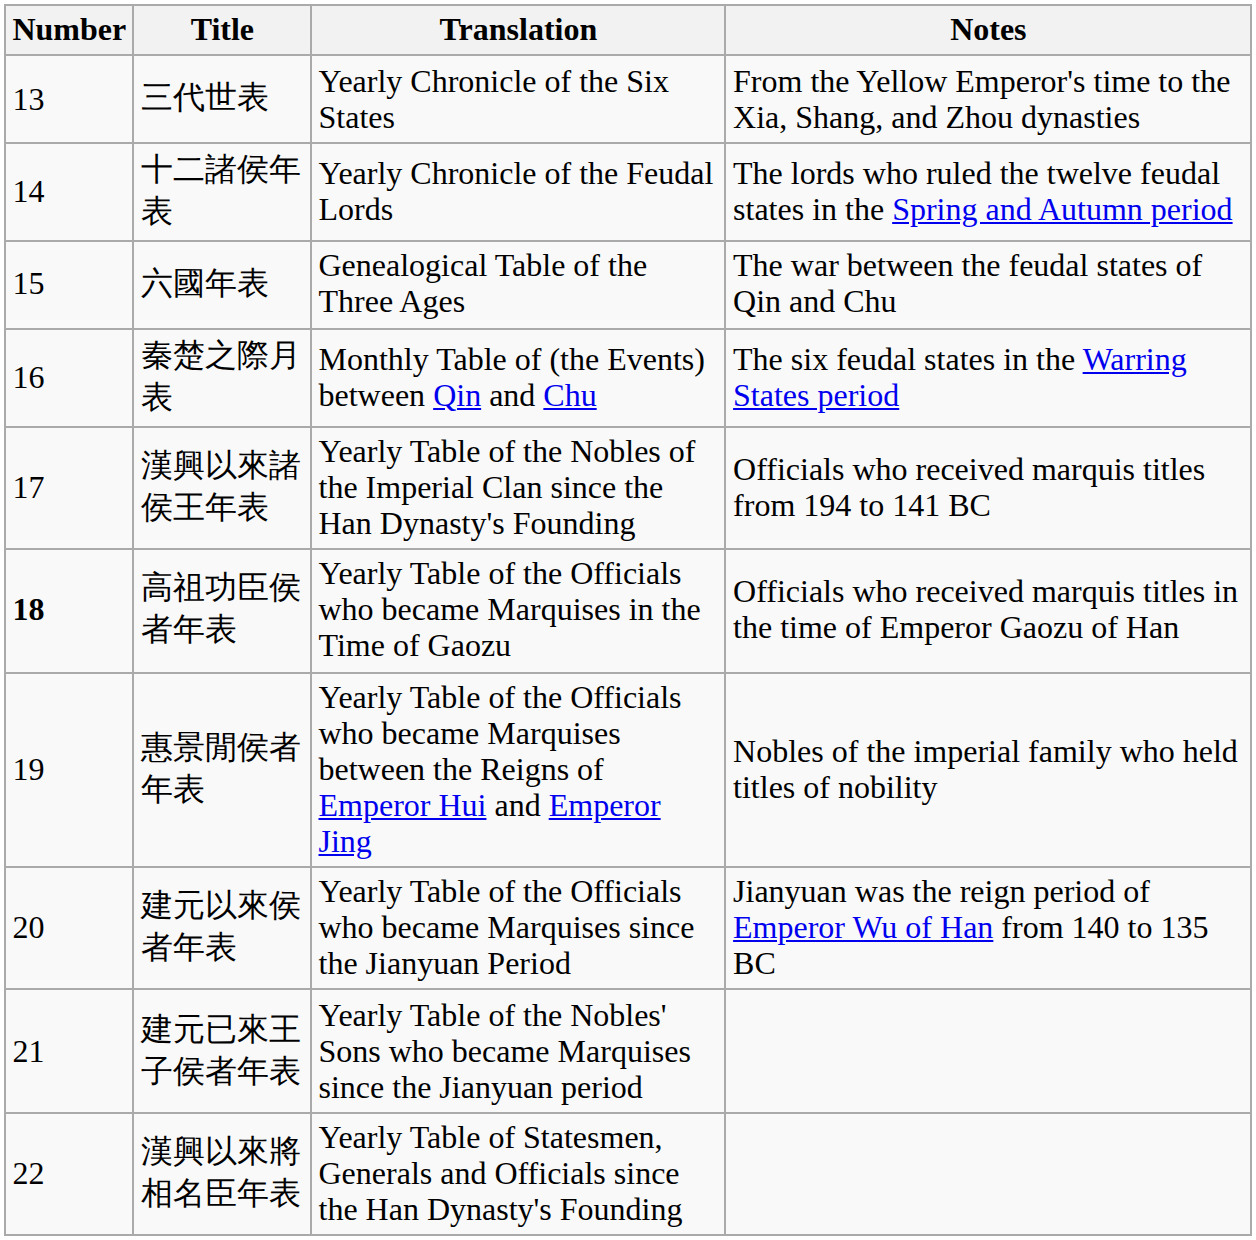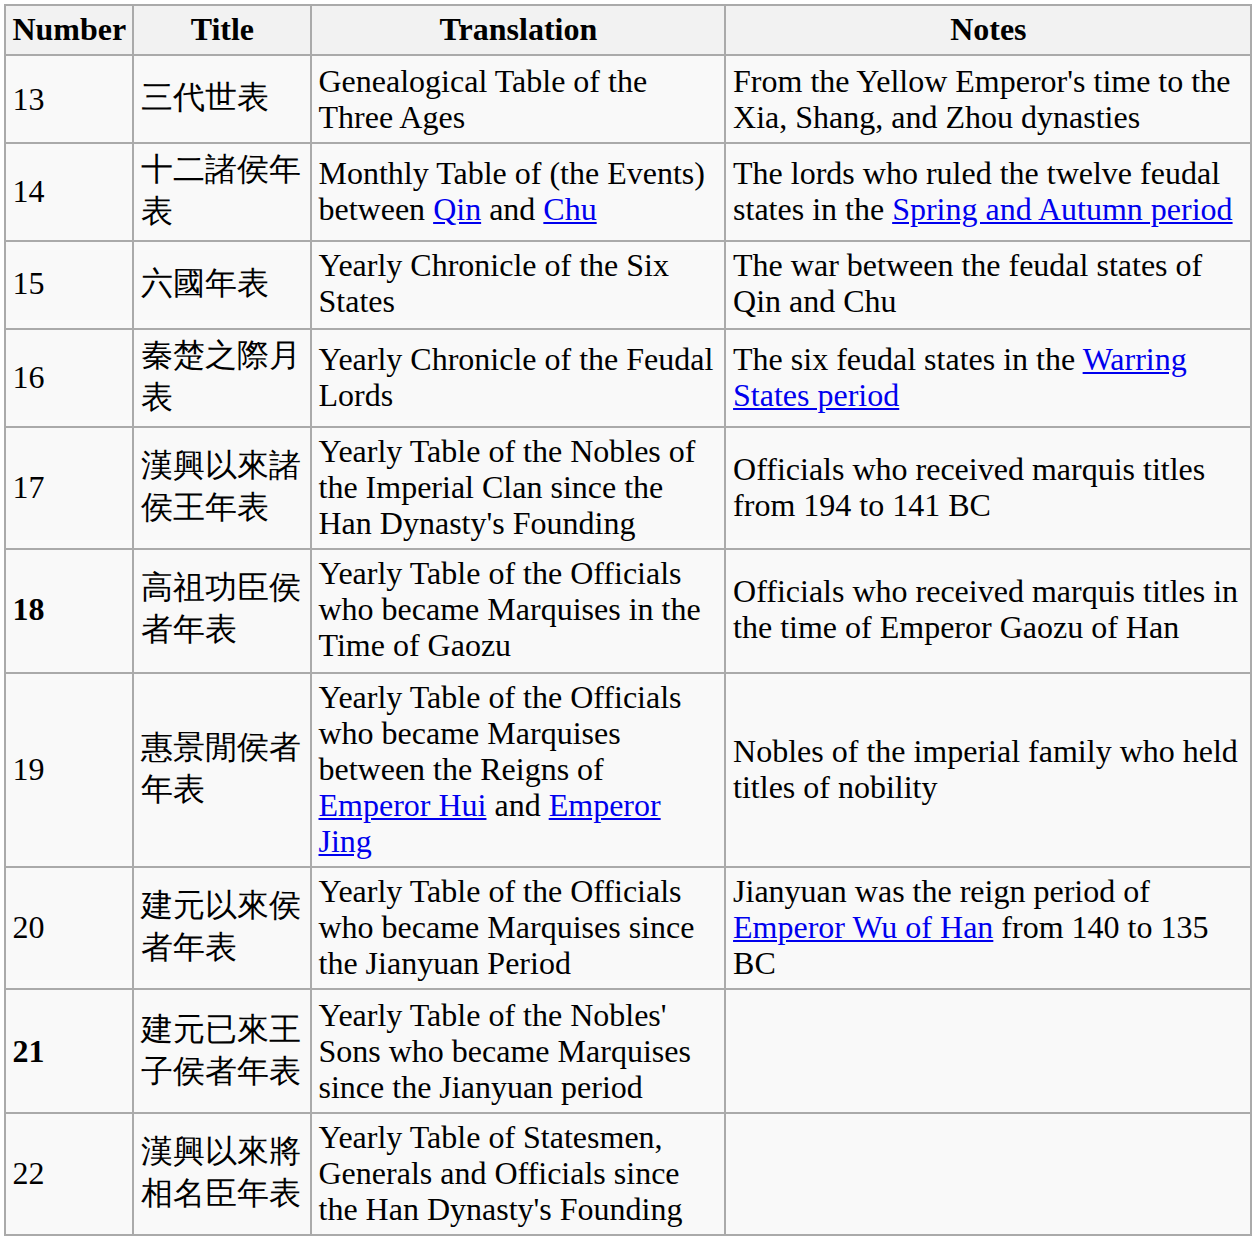(494, 98) Yearly Chronicle of the Six States -> (483, 98) Genealogical Table of the Three Ages
(516, 191) Yearly Chronicle of the Feudal Lords -> (512, 191) Monthly Table of (the Events) between Qin and Chu
(483, 284) Genealogical Table of the Three Ages -> (494, 284) Yearly Chronicle of the Six States
(512, 376) Monthly Table of (the Events) between Qin and Chu -> (516, 376) Yearly Chronicle of the Feudal Lords
(28, 1050) normal -> (28, 1050) bold
